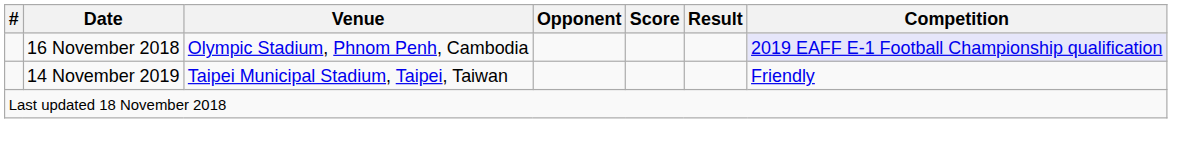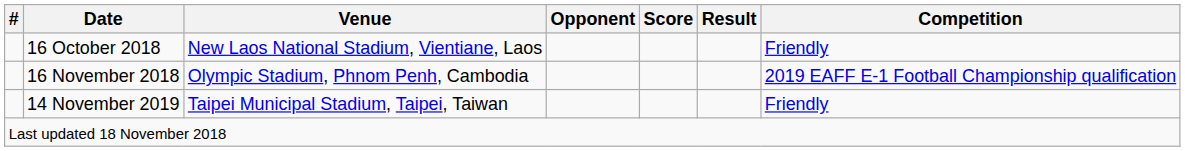+ row: (94, 47)
(957, 47) lavender background -> (970, 76) no background
